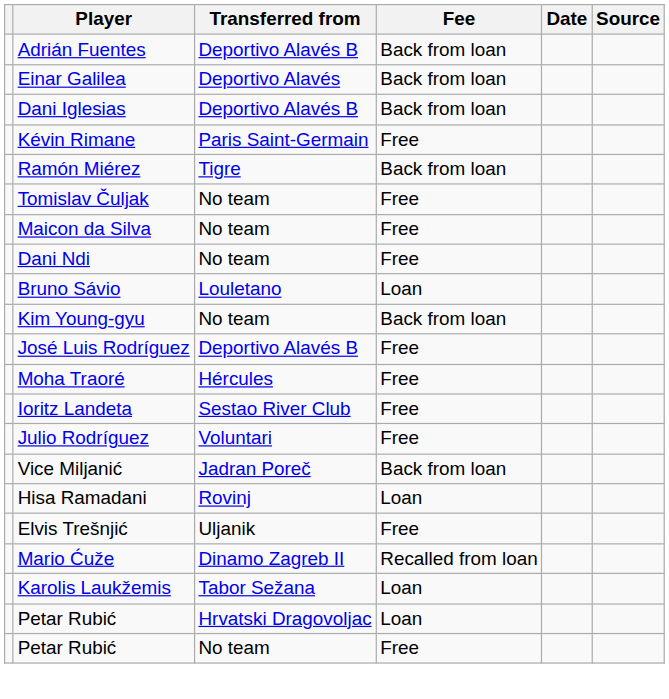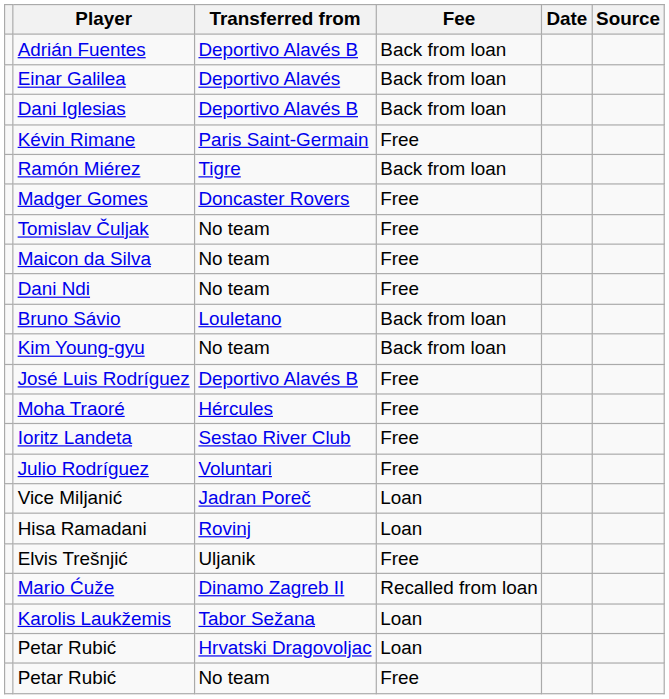+ row: (83, 199)
(401, 288) Loan -> (443, 318) Back from loan
(443, 468) Back from loan -> (401, 498) Loan
